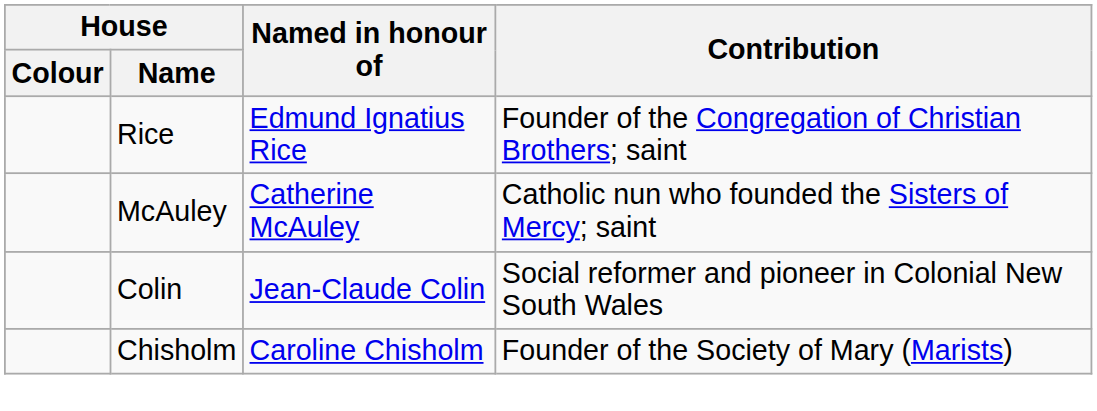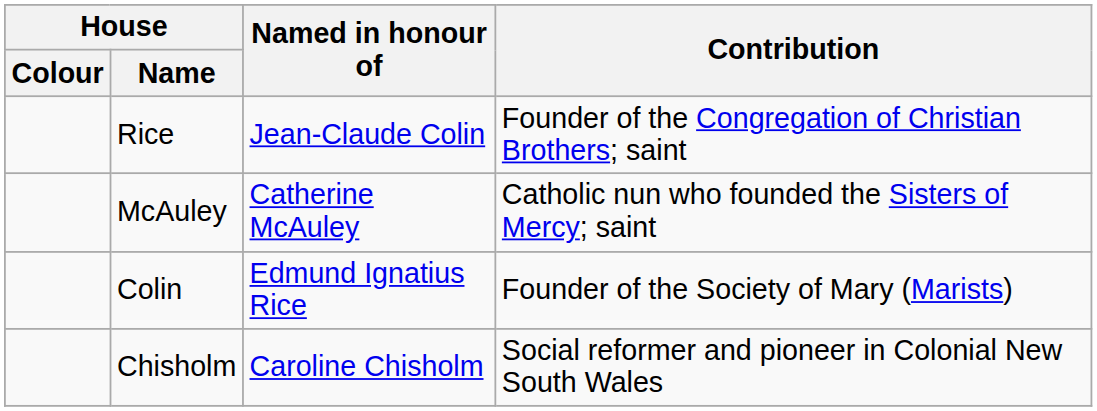(357, 134) Edmund Ignatius Rice -> (367, 134) Jean-Claude Colin
(367, 289) Jean-Claude Colin -> (357, 289) Edmund Ignatius Rice
(782, 289) Social reformer and pioneer in Colonial New South Wales -> (757, 289) Founder of the Society of Mary (Marists)
(757, 350) Founder of the Society of Mary (Marists) -> (782, 367) Social reformer and pioneer in Colonial New South Wales
